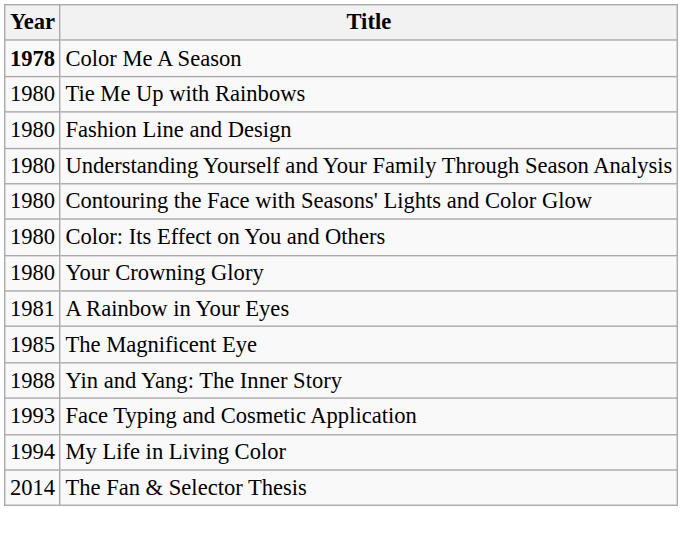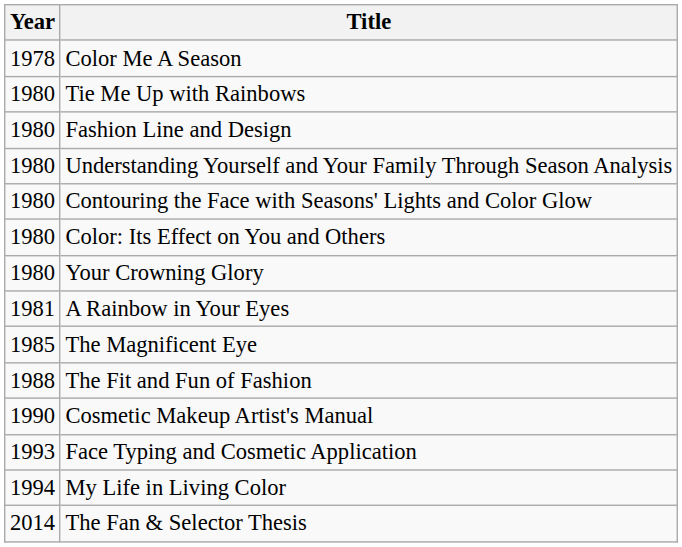(32, 58) bold -> (32, 58) normal
+ row: (189, 380)
- row: (204, 380)
+ row: (219, 415)
